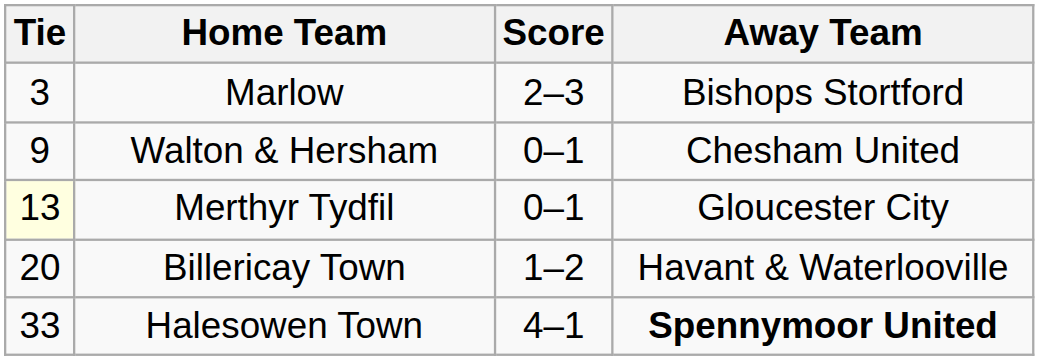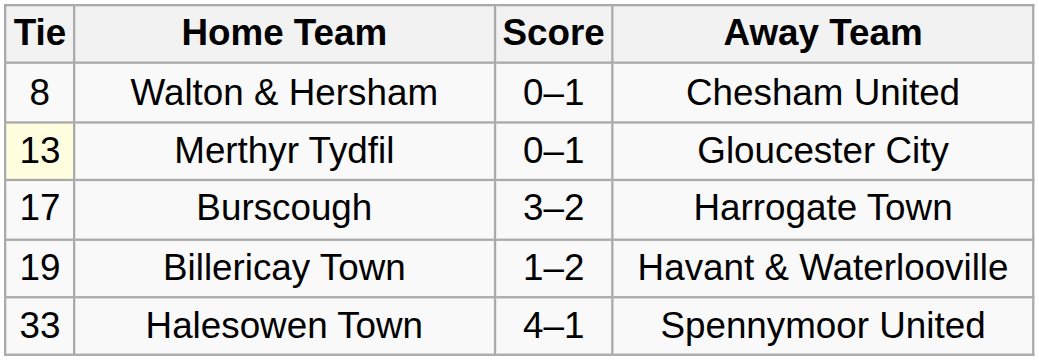- row: (284, 92)
(40, 150) 9 -> (40, 92) 8
+ row: (284, 208)
(40, 267) 20 -> (40, 267) 19
(823, 325) bold -> (823, 325) normal
